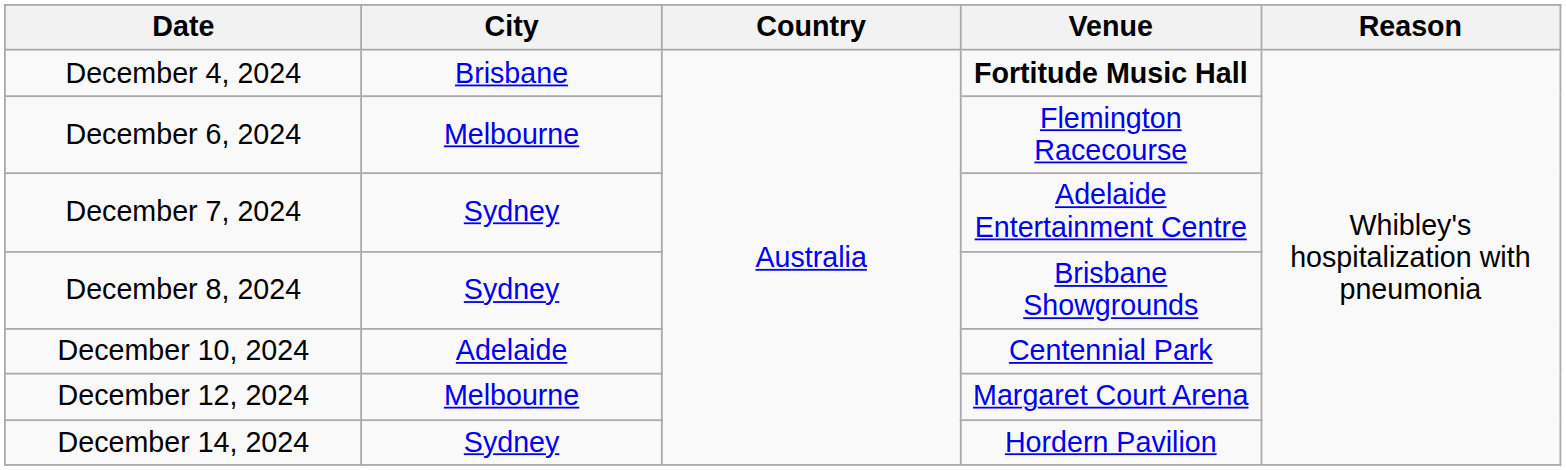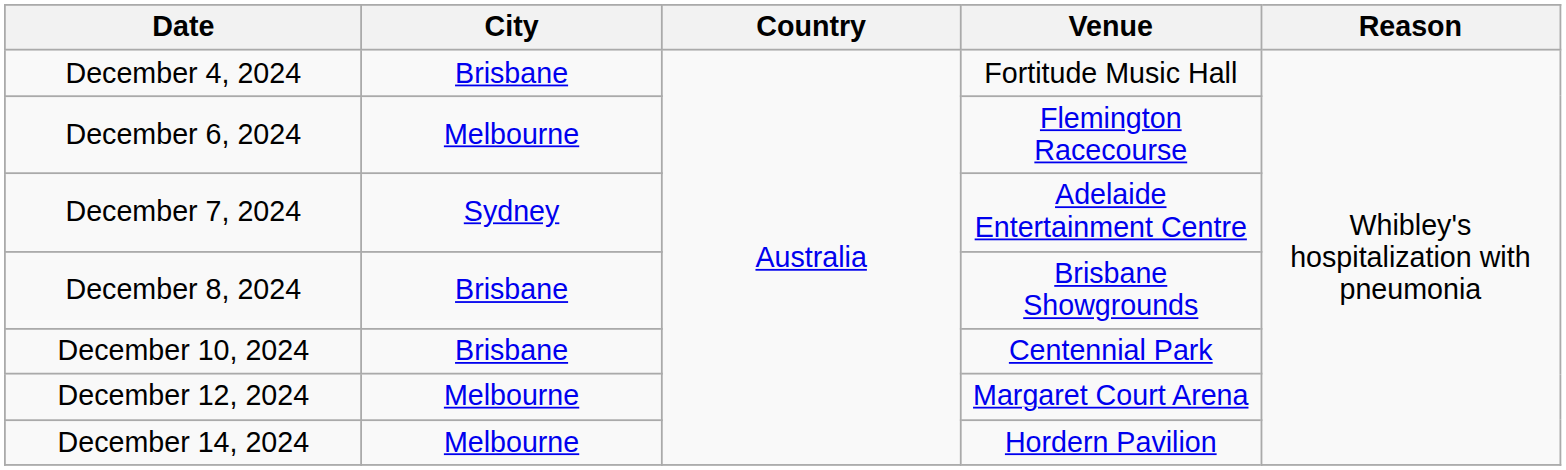(1111, 72) bold -> (1111, 72) normal
(512, 289) Sydney -> (512, 289) Brisbane
(512, 350) Adelaide -> (512, 350) Brisbane
(512, 441) Sydney -> (512, 441) Melbourne
